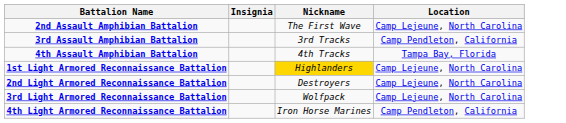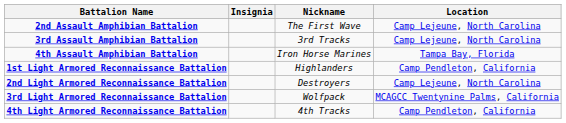(449, 40) Camp Pendleton, California -> (467, 40) Camp Lejeune, North Carolina
(324, 54) 4th Tracks -> (324, 54) Iron Horse Marines
(324, 68) gold background -> (324, 68) no background
(449, 68) Camp Lejeune, North Carolina -> (467, 68) Camp Pendleton, California
(449, 97) Camp Lejeune, North Carolina -> (467, 97) MCAGCC Twentynine Palms, California
(324, 111) Iron Horse Marines -> (324, 111) 4th Tracks
